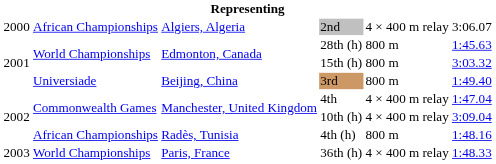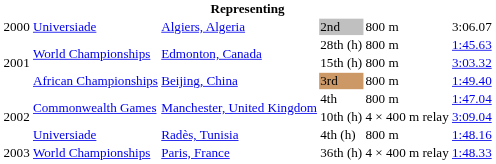(95, 26) African Championships -> (65, 26) Universiade
(407, 26) 4 × 400 m relay -> (382, 26) 800 m
(65, 81) Universiade -> (95, 81) African Championships
(407, 99) 4 × 400 m relay -> (382, 99) 800 m
(95, 135) African Championships -> (65, 135) Universiade
